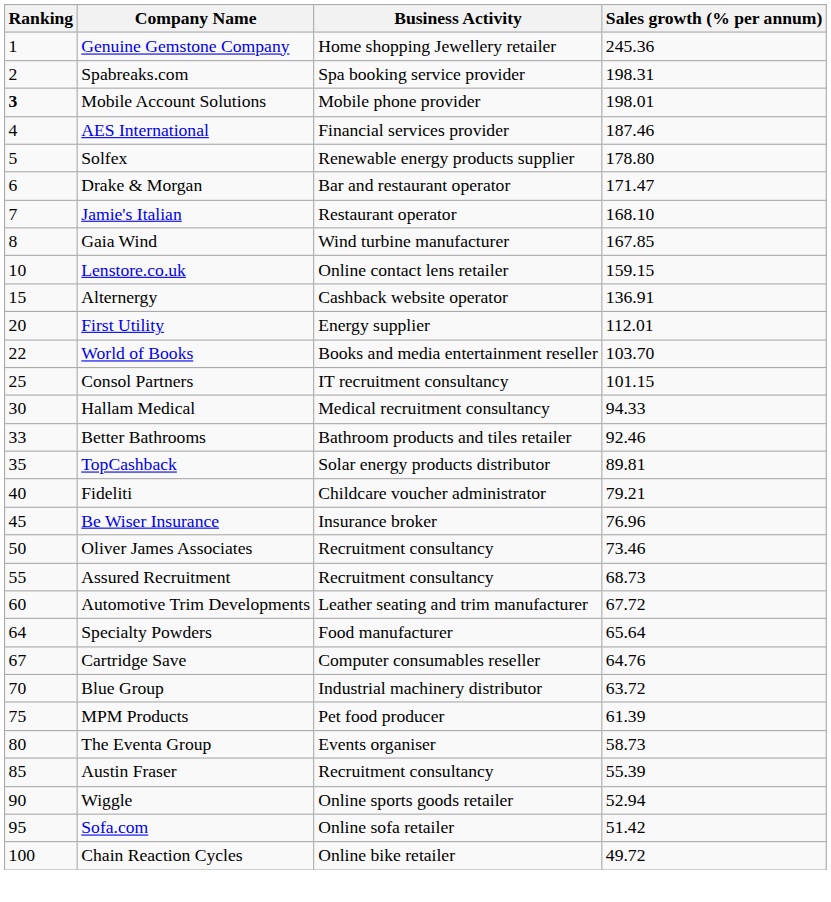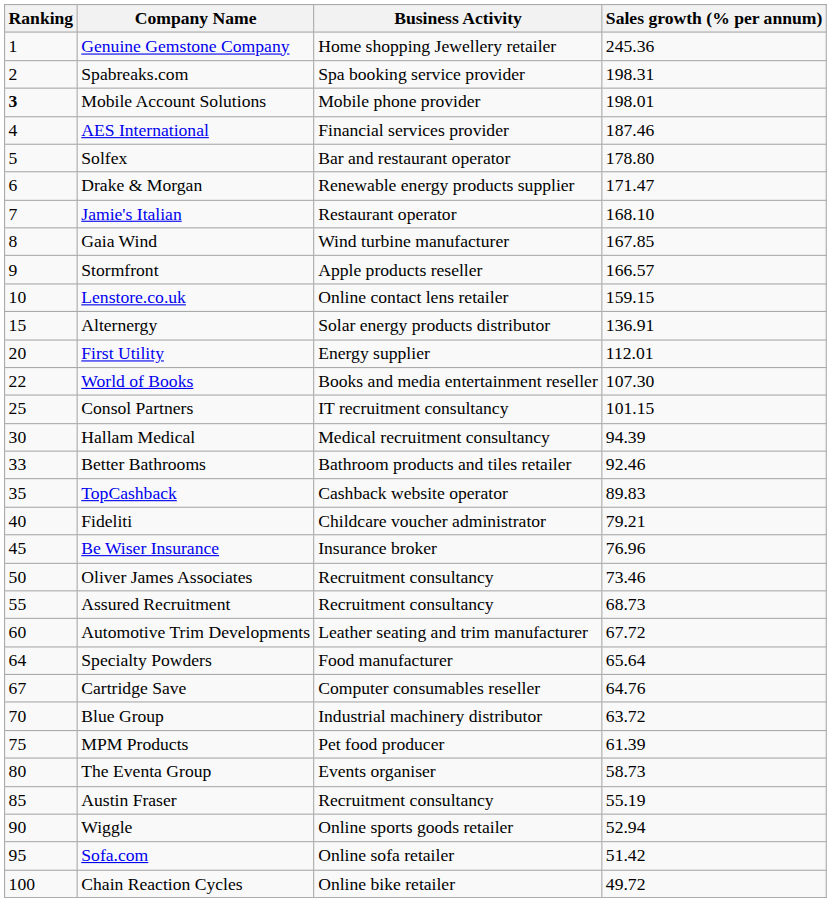(446, 158) Renewable energy products supplier -> (414, 158) Bar and restaurant operator
(414, 185) Bar and restaurant operator -> (446, 185) Renewable energy products supplier
+ row: (120, 269)
(413, 297) Cashback website operator -> (434, 325) Solar energy products distributor
(630, 353) 103.70 -> (630, 381) 107.30
(626, 409) 94.33 -> (626, 437) 94.39
(434, 465) Solar energy products distributor -> (413, 492) Cashback website operator
(626, 465) 89.81 -> (626, 492) 89.83
(626, 772) 55.39 -> (626, 800) 55.19
